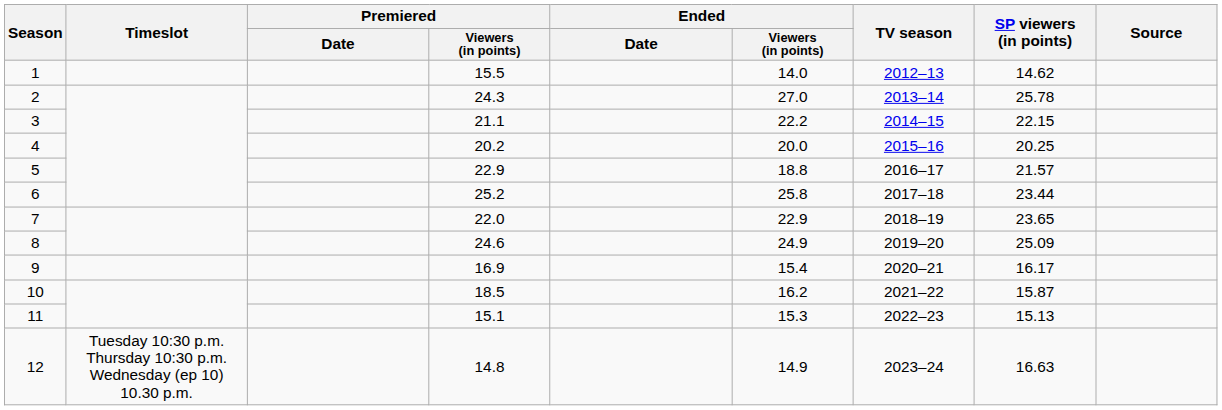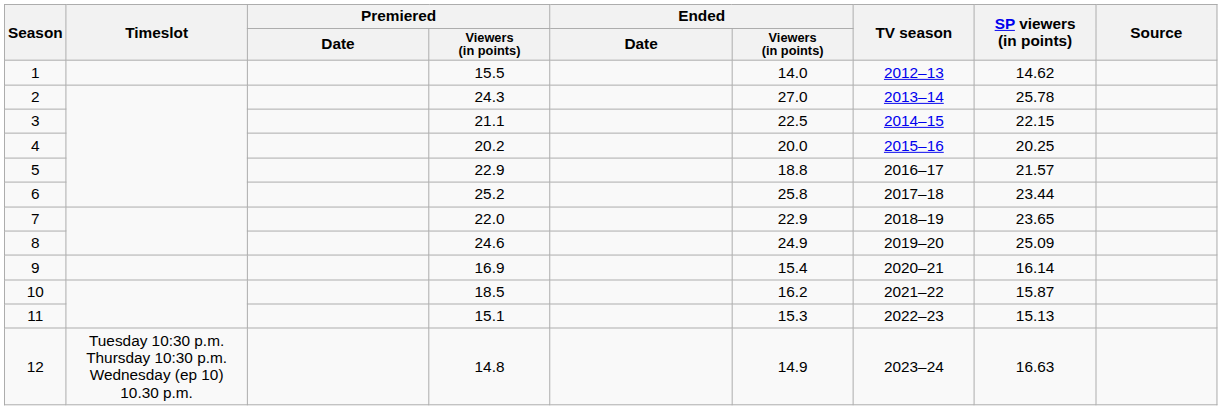(793, 121) 22.2 -> (793, 121) 22.5
(1035, 267) 16.17 -> (1035, 267) 16.14
